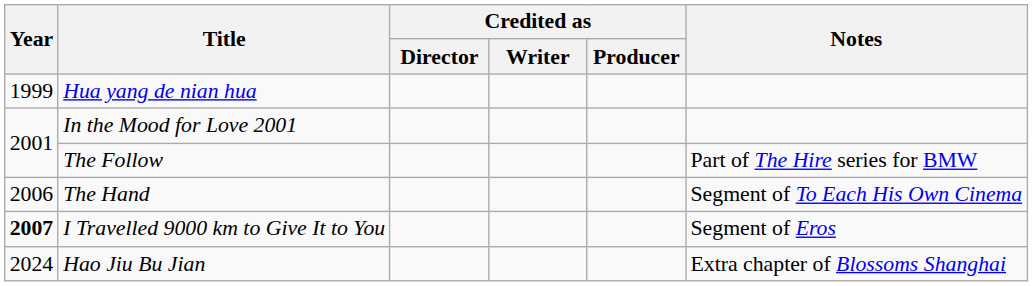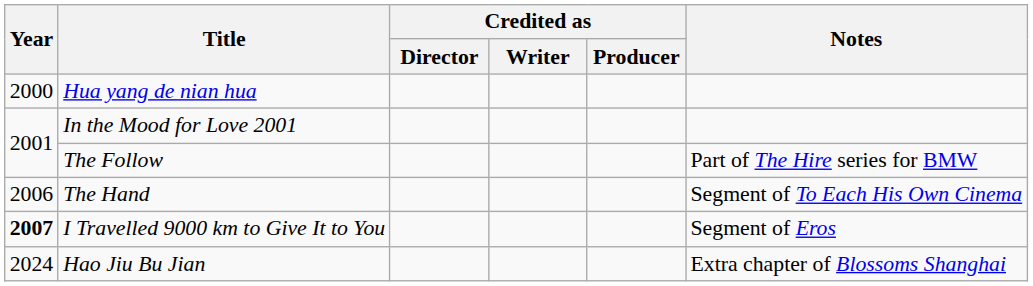(31, 90) 1999 -> (31, 90) 2000
